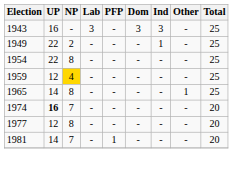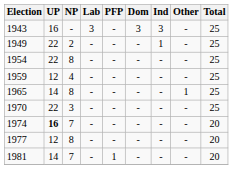(71, 76) gold background -> (71, 76) no background
+ row: (17, 108)
